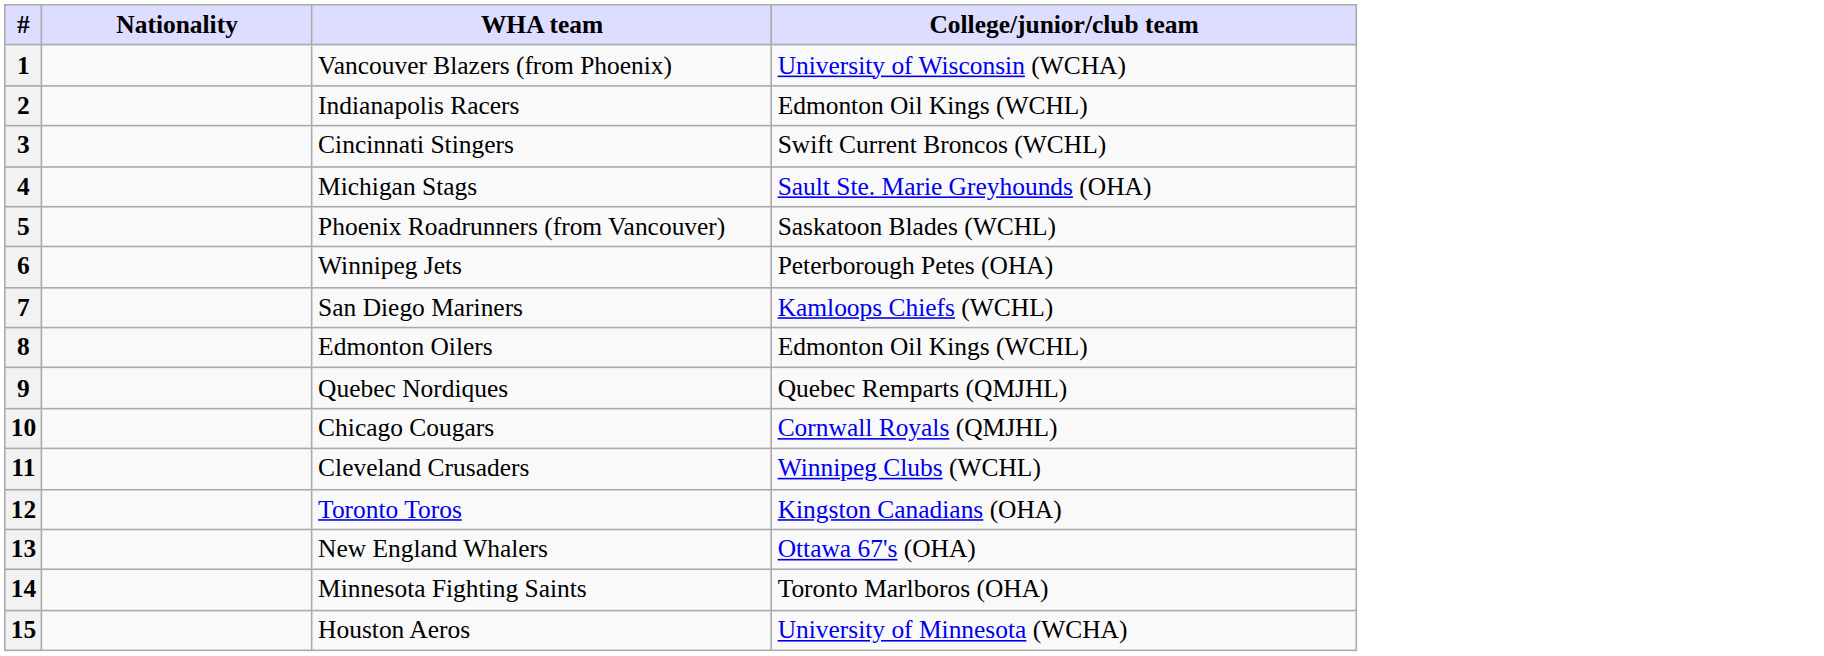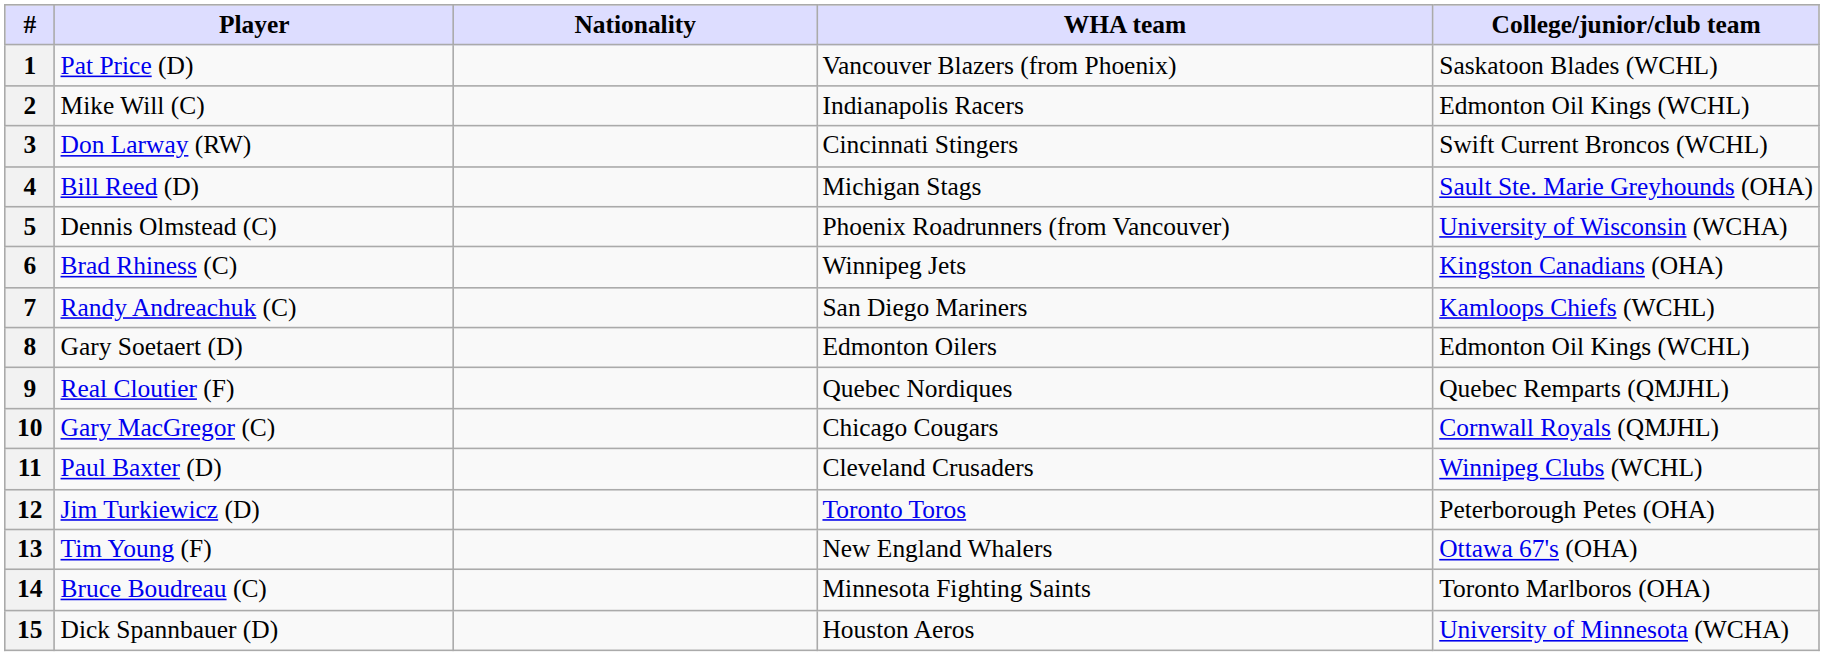+ column: (254, 24)
(952, 65) University of Wisconsin (WCHA) -> (1578, 65) Saskatoon Blades (WCHL)
(917, 226) Saskatoon Blades (WCHL) -> (1613, 226) University of Wisconsin (WCHA)
(915, 266) Peterborough Petes (OHA) -> (1581, 266) Kingston Canadians (OHA)
(920, 508) Kingston Canadians (OHA) -> (1577, 508) Peterborough Petes (OHA)
